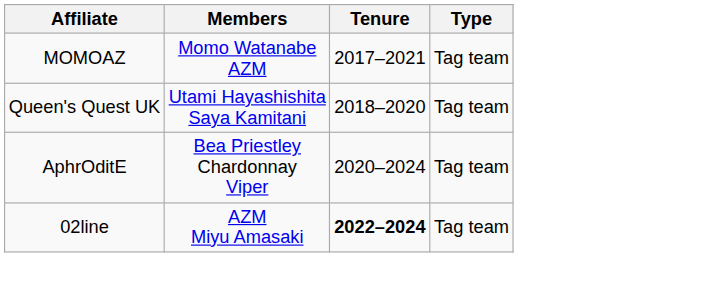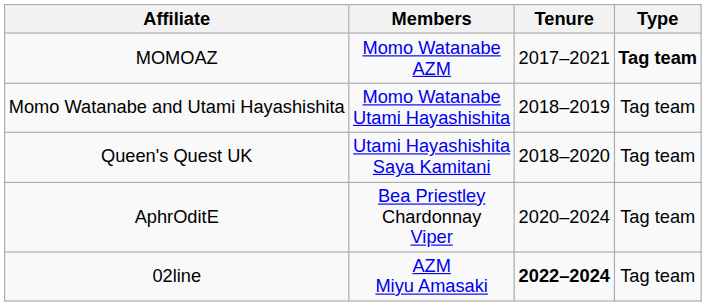(471, 58) normal -> (658, 58) bold
+ row: (177, 107)
